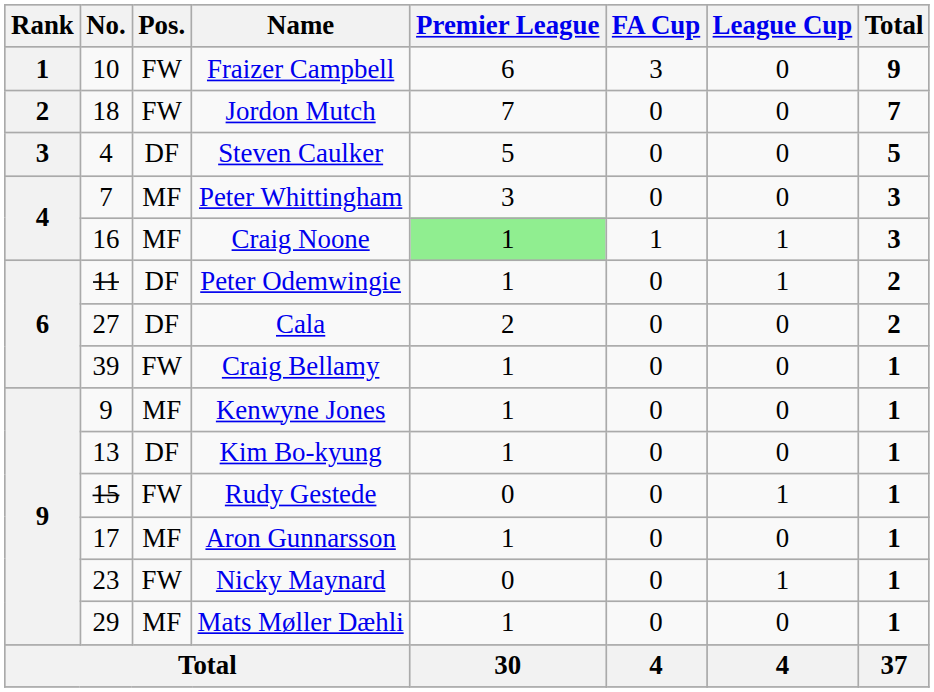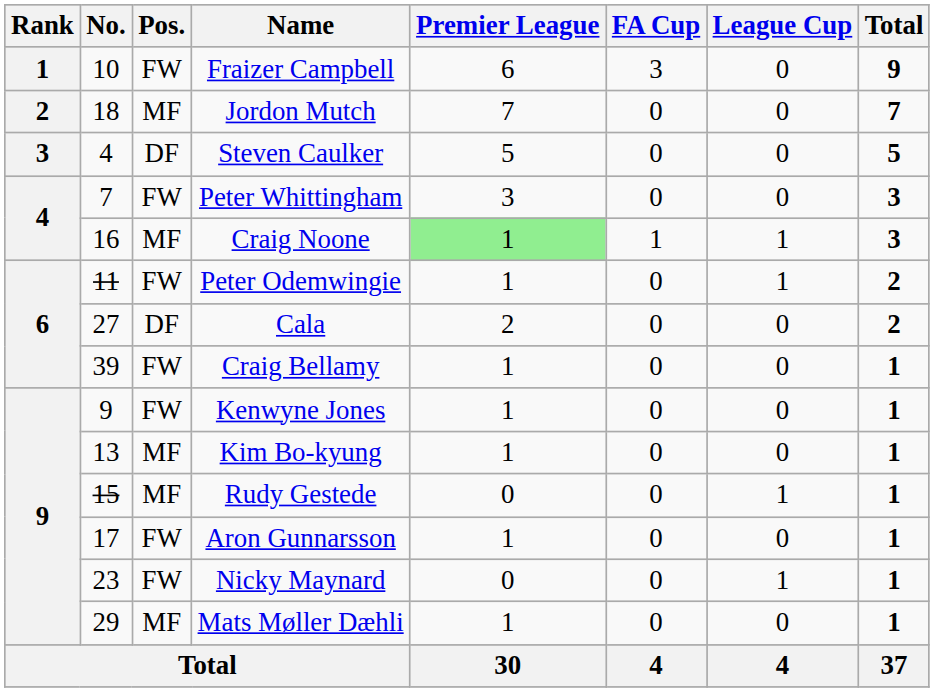(162, 111) FW -> (162, 111) MF
(162, 196) MF -> (162, 196) FW
(162, 281) DF -> (162, 281) FW
(162, 409) MF -> (162, 409) FW
(162, 452) DF -> (162, 452) MF
(162, 494) FW -> (162, 494) MF
(162, 537) MF -> (162, 537) FW
